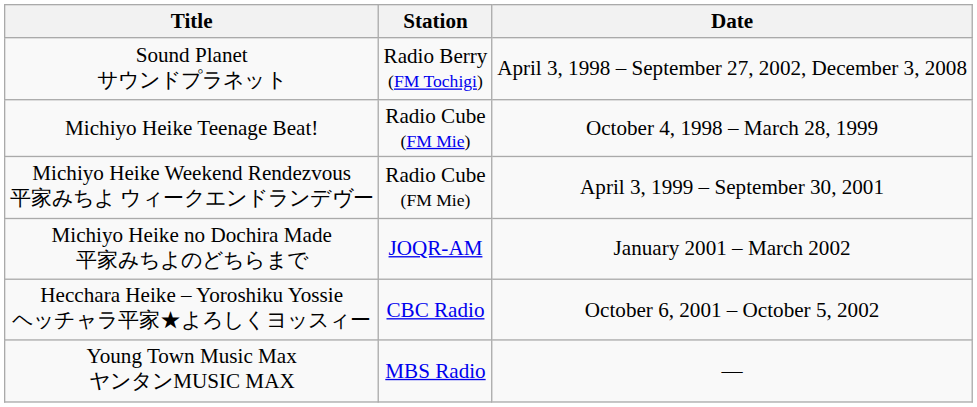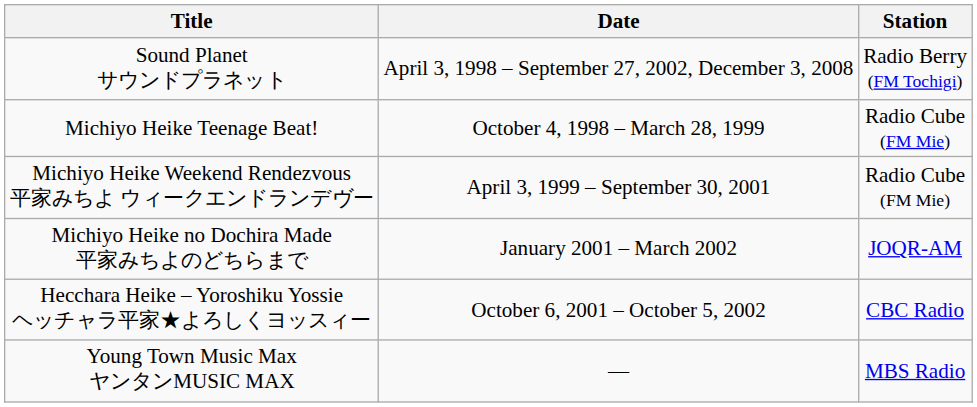columns swapped: (435, 21) <-> (732, 21)
